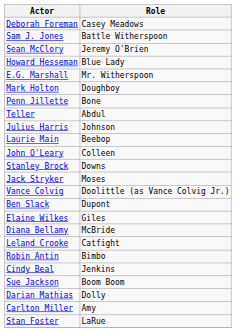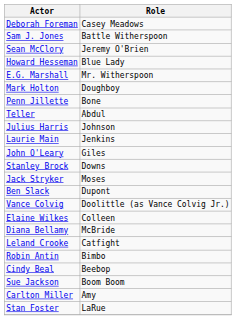(96, 140) Beebop -> (98, 140) Jenkins
(98, 153) Colleen -> (94, 153) Giles
rows swapped: (35, 192) <-> (28, 205)
(94, 218) Giles -> (98, 218) Colleen
(98, 269) Jenkins -> (96, 269) Beebop
- row: (40, 295)
